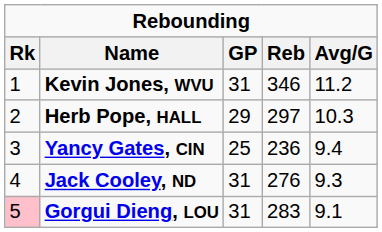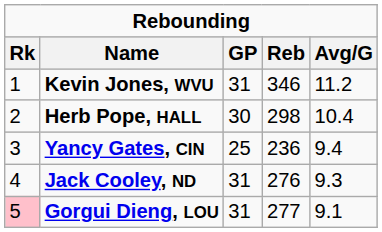(240, 117) 29 -> (240, 117) 30
(284, 117) 297 -> (284, 117) 298
(334, 117) 10.3 -> (334, 117) 10.4
(284, 212) 283 -> (284, 212) 277
